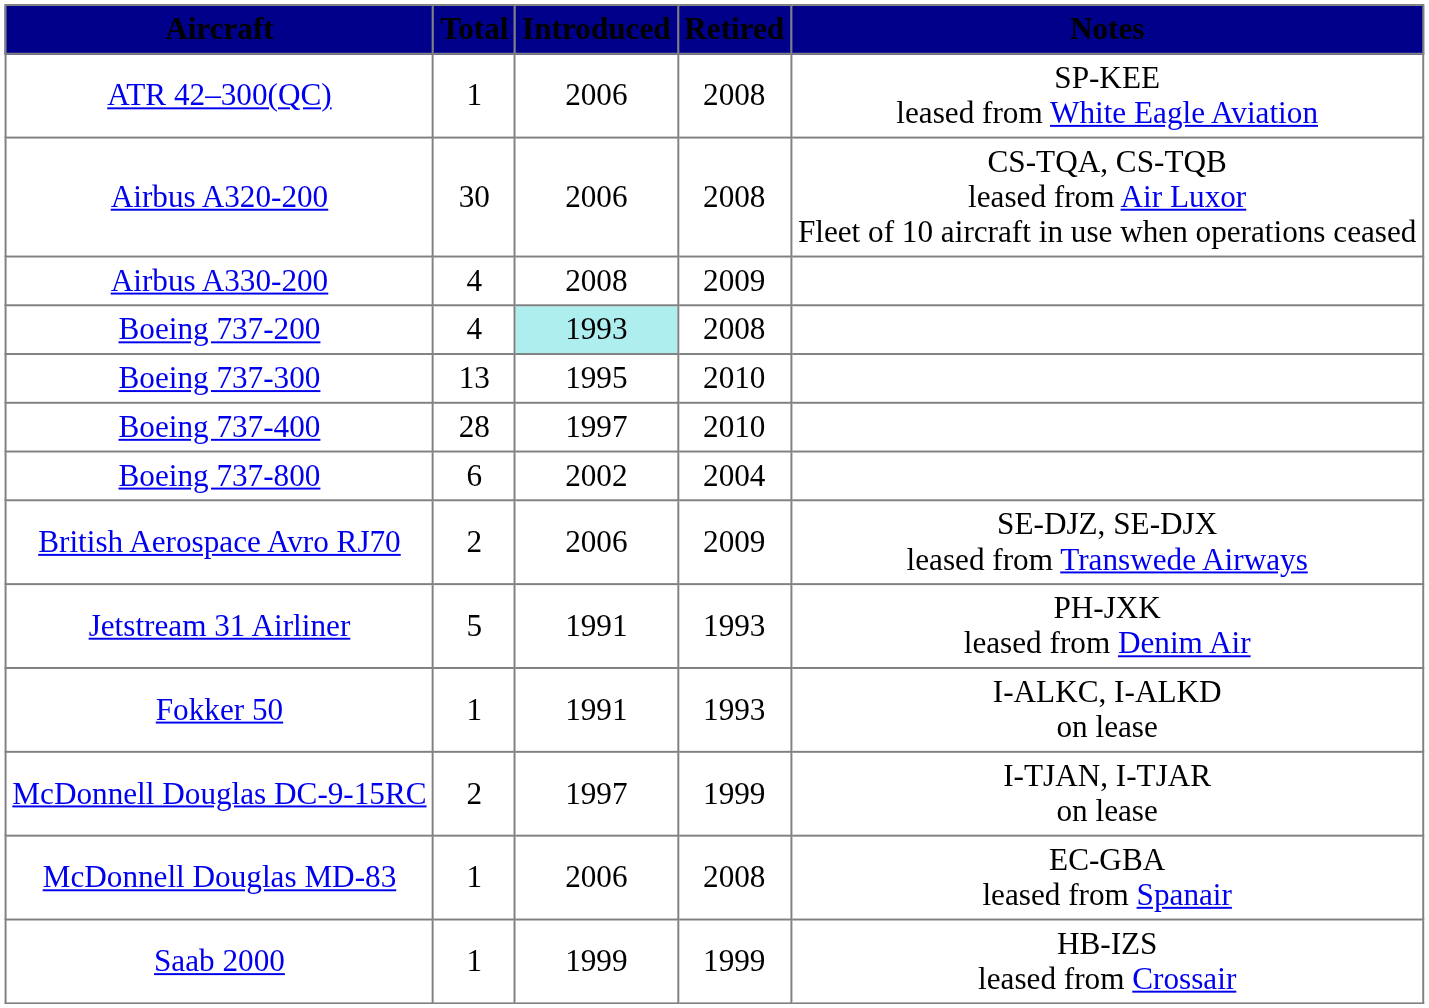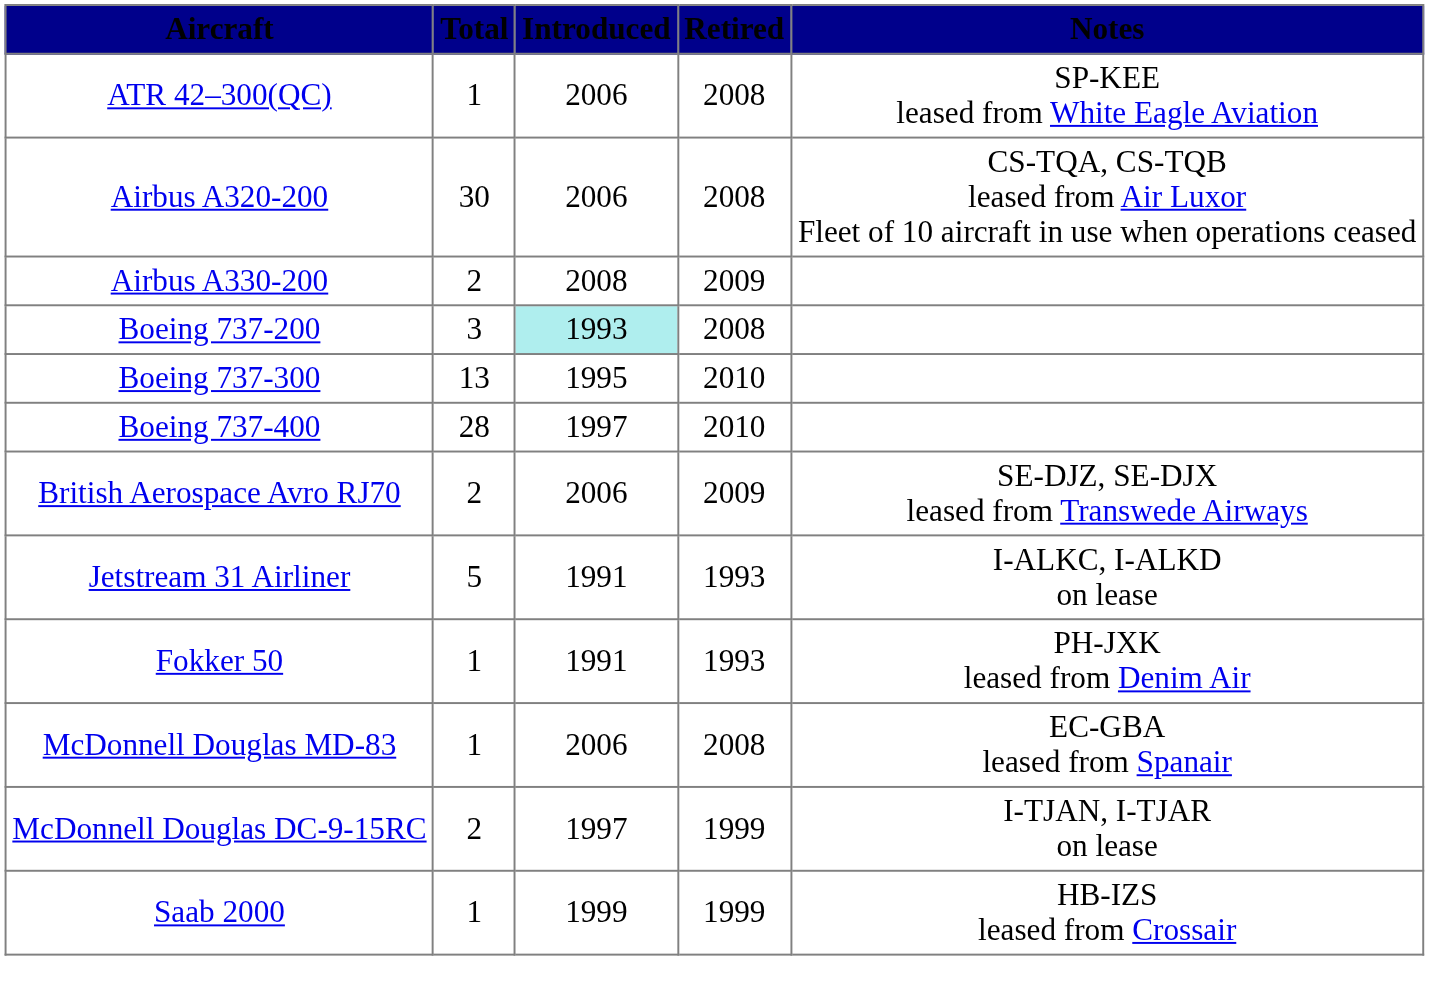(474, 280) 4 -> (474, 280) 2
(474, 329) 4 -> (474, 329) 3
- row: (219, 475)
(1107, 625) PH-JXK leased from Denim Air -> (1107, 576) I-ALKC, I-ALKD on lease
(1107, 709) I-ALKC, I-ALKD on lease -> (1107, 660) PH-JXK leased from Denim Air
rows swapped: (219, 793) <-> (219, 877)
